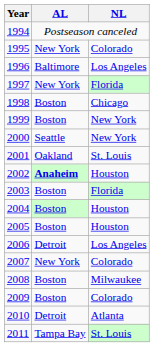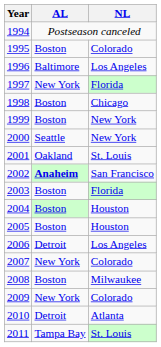(57, 48) New York -> (50, 48) Boston
(110, 173) Houston -> (122, 173) San Francisco
(50, 297) Boston -> (57, 297) New York
